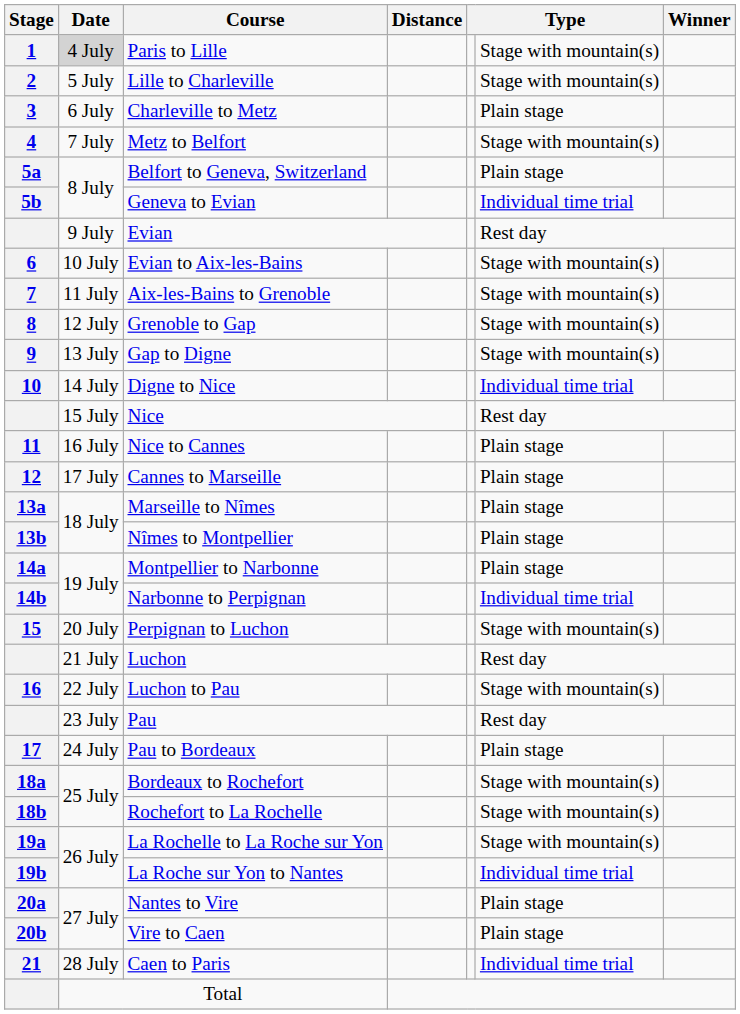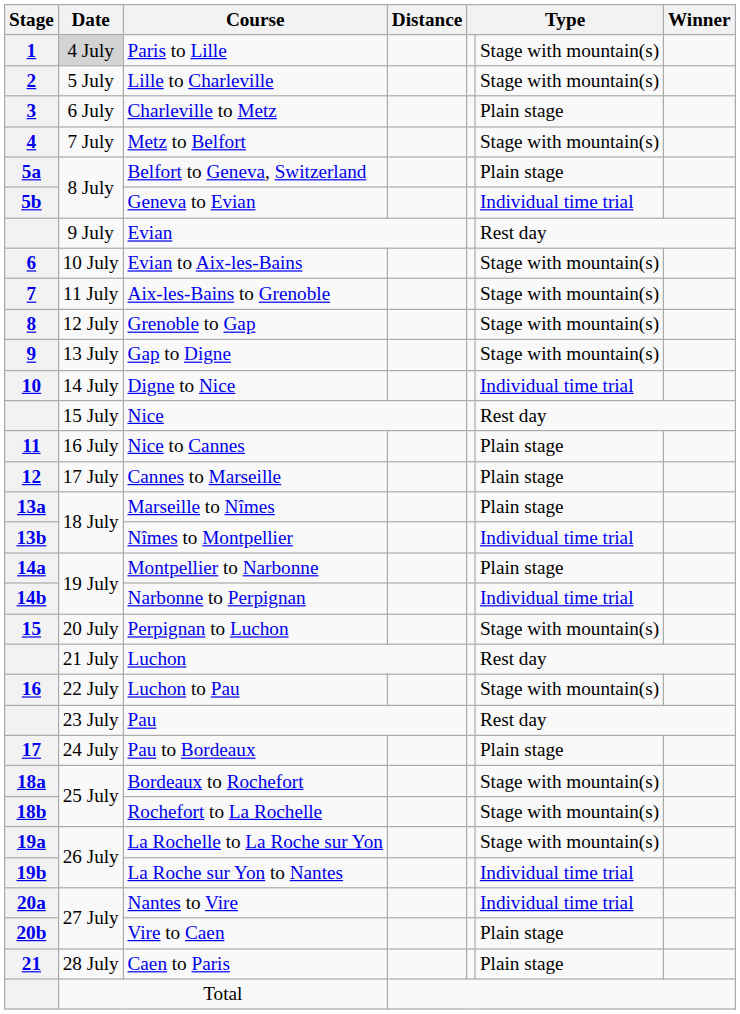(522, 537) Plain stage -> (557, 537) Individual time trial
(522, 902) Plain stage -> (557, 902) Individual time trial
(557, 963) Individual time trial -> (522, 963) Plain stage
